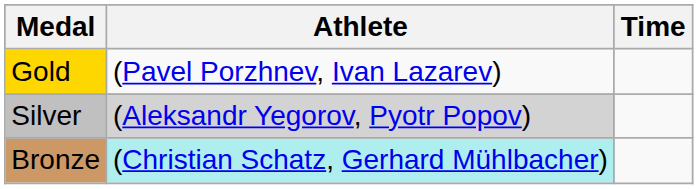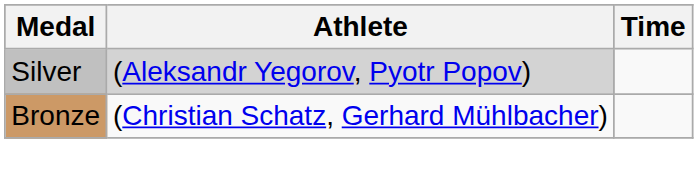- row: (41, 71)
(360, 159) paleturquoise background -> (360, 115) no background
